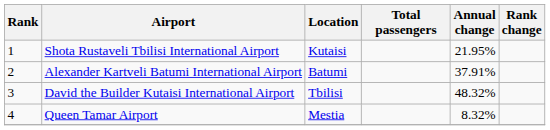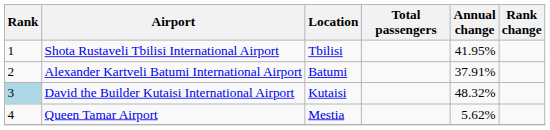(327, 51) Kutaisi -> (325, 51) Tbilisi
(475, 51) 21.95% -> (475, 51) 41.95%
(11, 93) no background -> (11, 93) lightblue background
(325, 93) Tbilisi -> (327, 93) Kutaisi
(478, 114) 8.32% -> (478, 114) 5.62%
